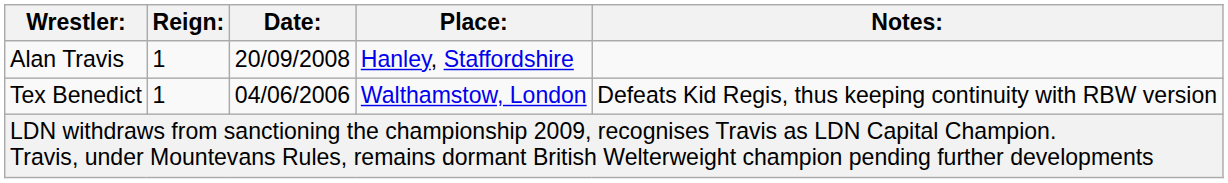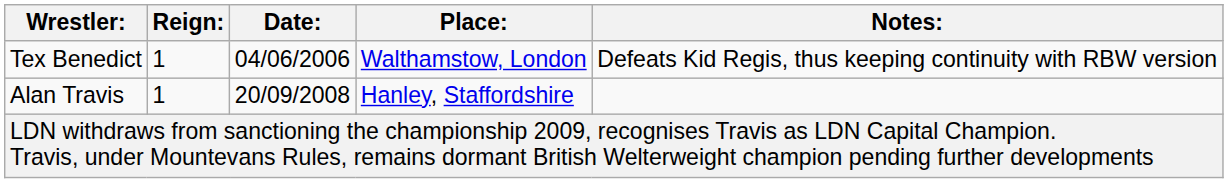rows swapped: (76, 95) <-> (67, 59)
